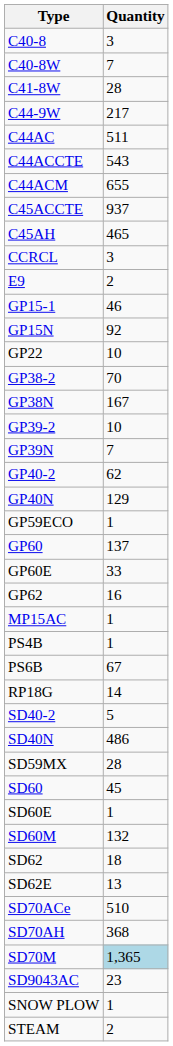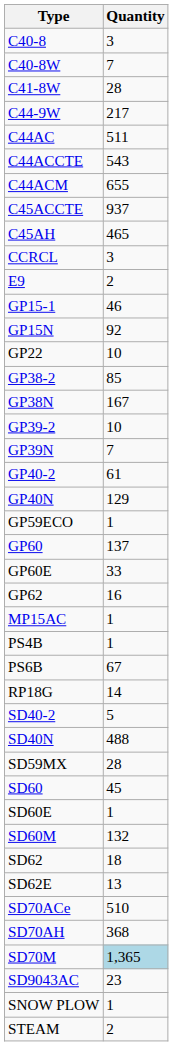(114, 378) 70 -> (114, 378) 85
(114, 474) 62 -> (114, 474) 61
(118, 739) 486 -> (118, 739) 488
